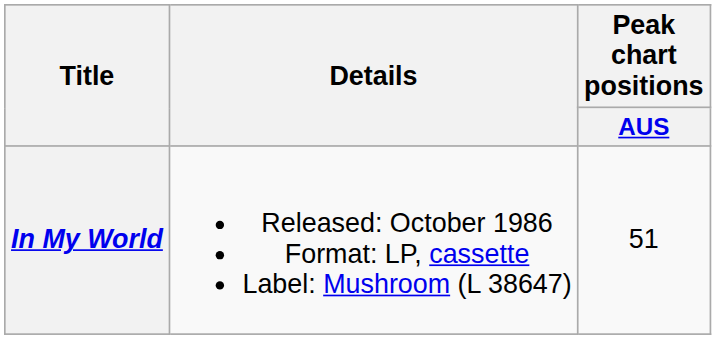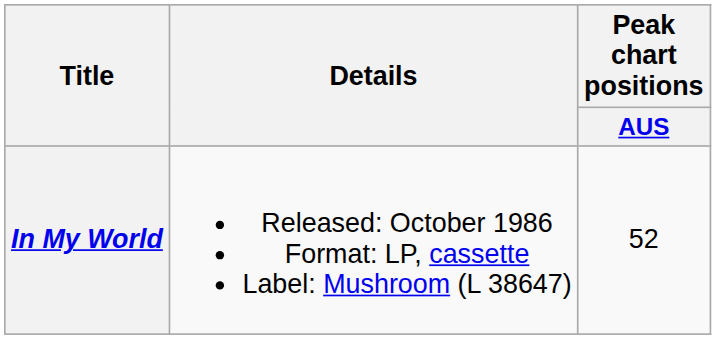(644, 239) 51 -> (644, 239) 52
